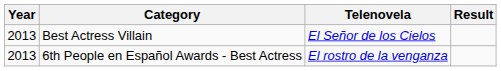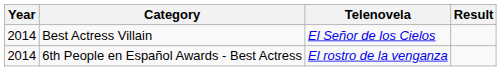(22, 35) 2013 -> (22, 35) 2014
(22, 55) 2013 -> (22, 55) 2014
